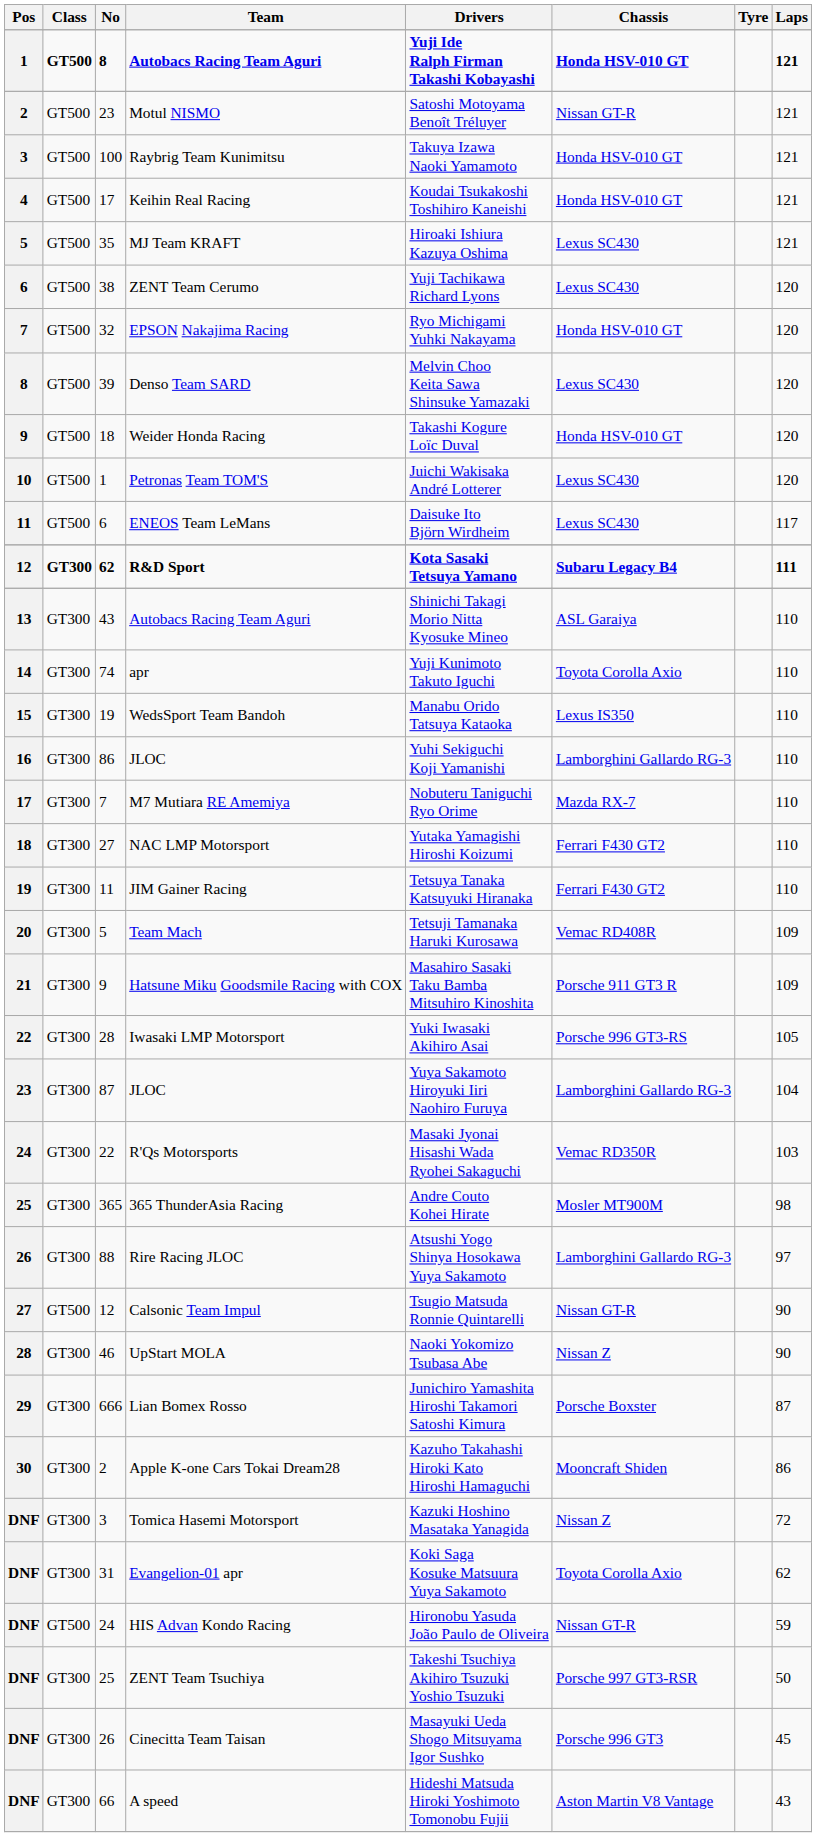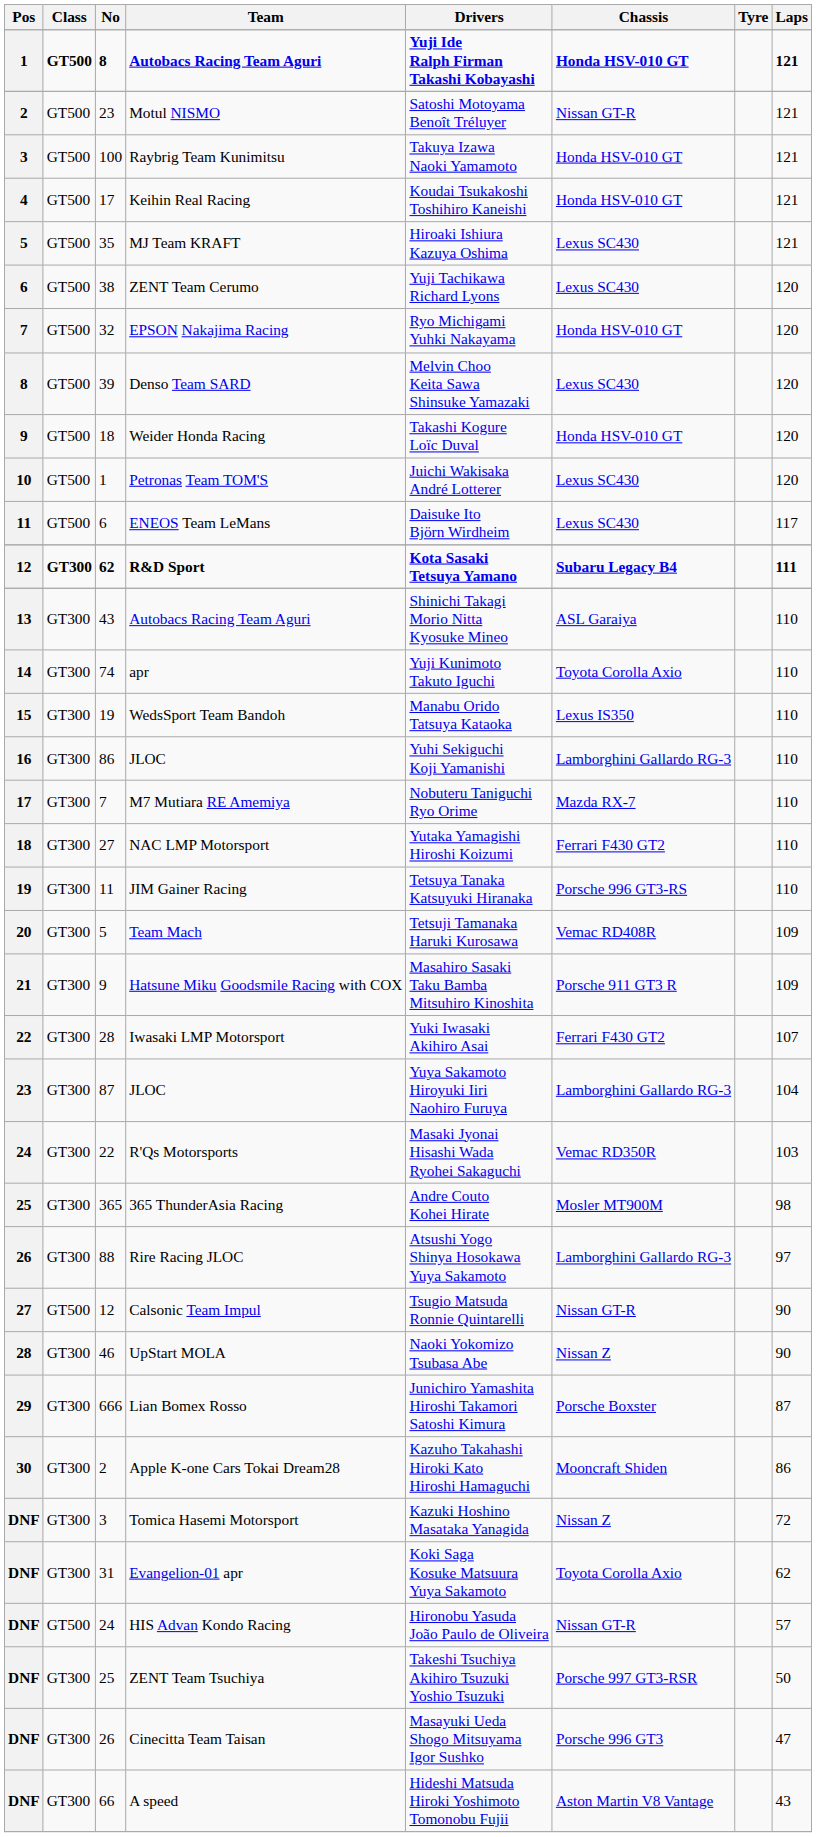(610, 889) Ferrari F430 GT2 -> (622, 889) Porsche 996 GT3-RS
(622, 1037) Porsche 996 GT3-RS -> (610, 1037) Ferrari F430 GT2
(787, 1037) 105 -> (787, 1037) 107
(783, 1625) 59 -> (783, 1625) 57
(783, 1739) 45 -> (783, 1739) 47
